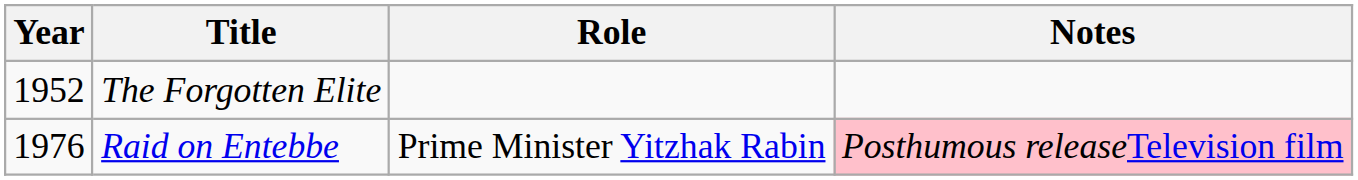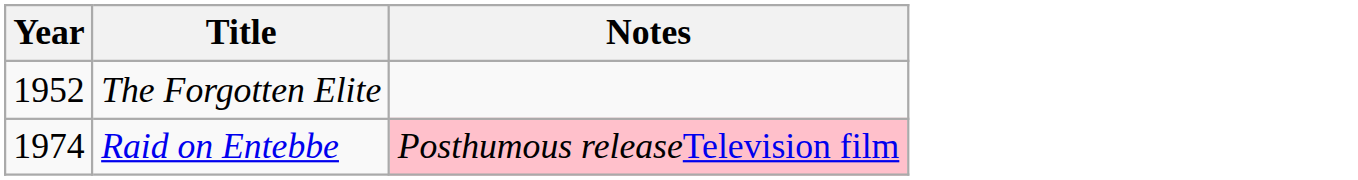- column: (612, 32)
(49, 145) 1976 -> (49, 145) 1974
